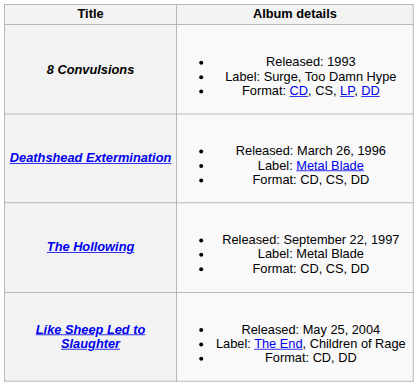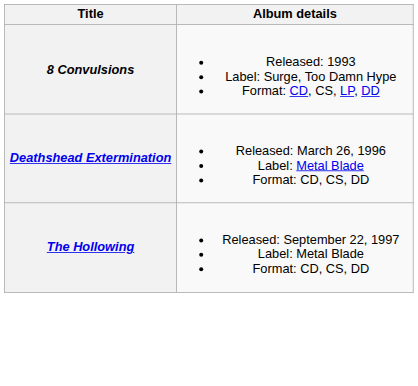- row: (91, 336)
